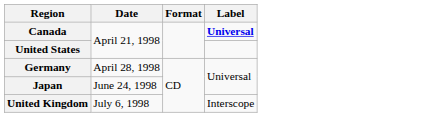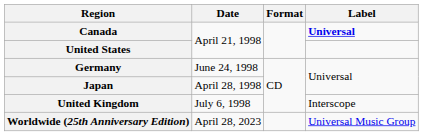(127, 67) April 28, 1998 -> (226, 67) June 24, 1998
(125, 85) June 24, 1998 -> (228, 85) April 28, 1998
+ row: (98, 121)
